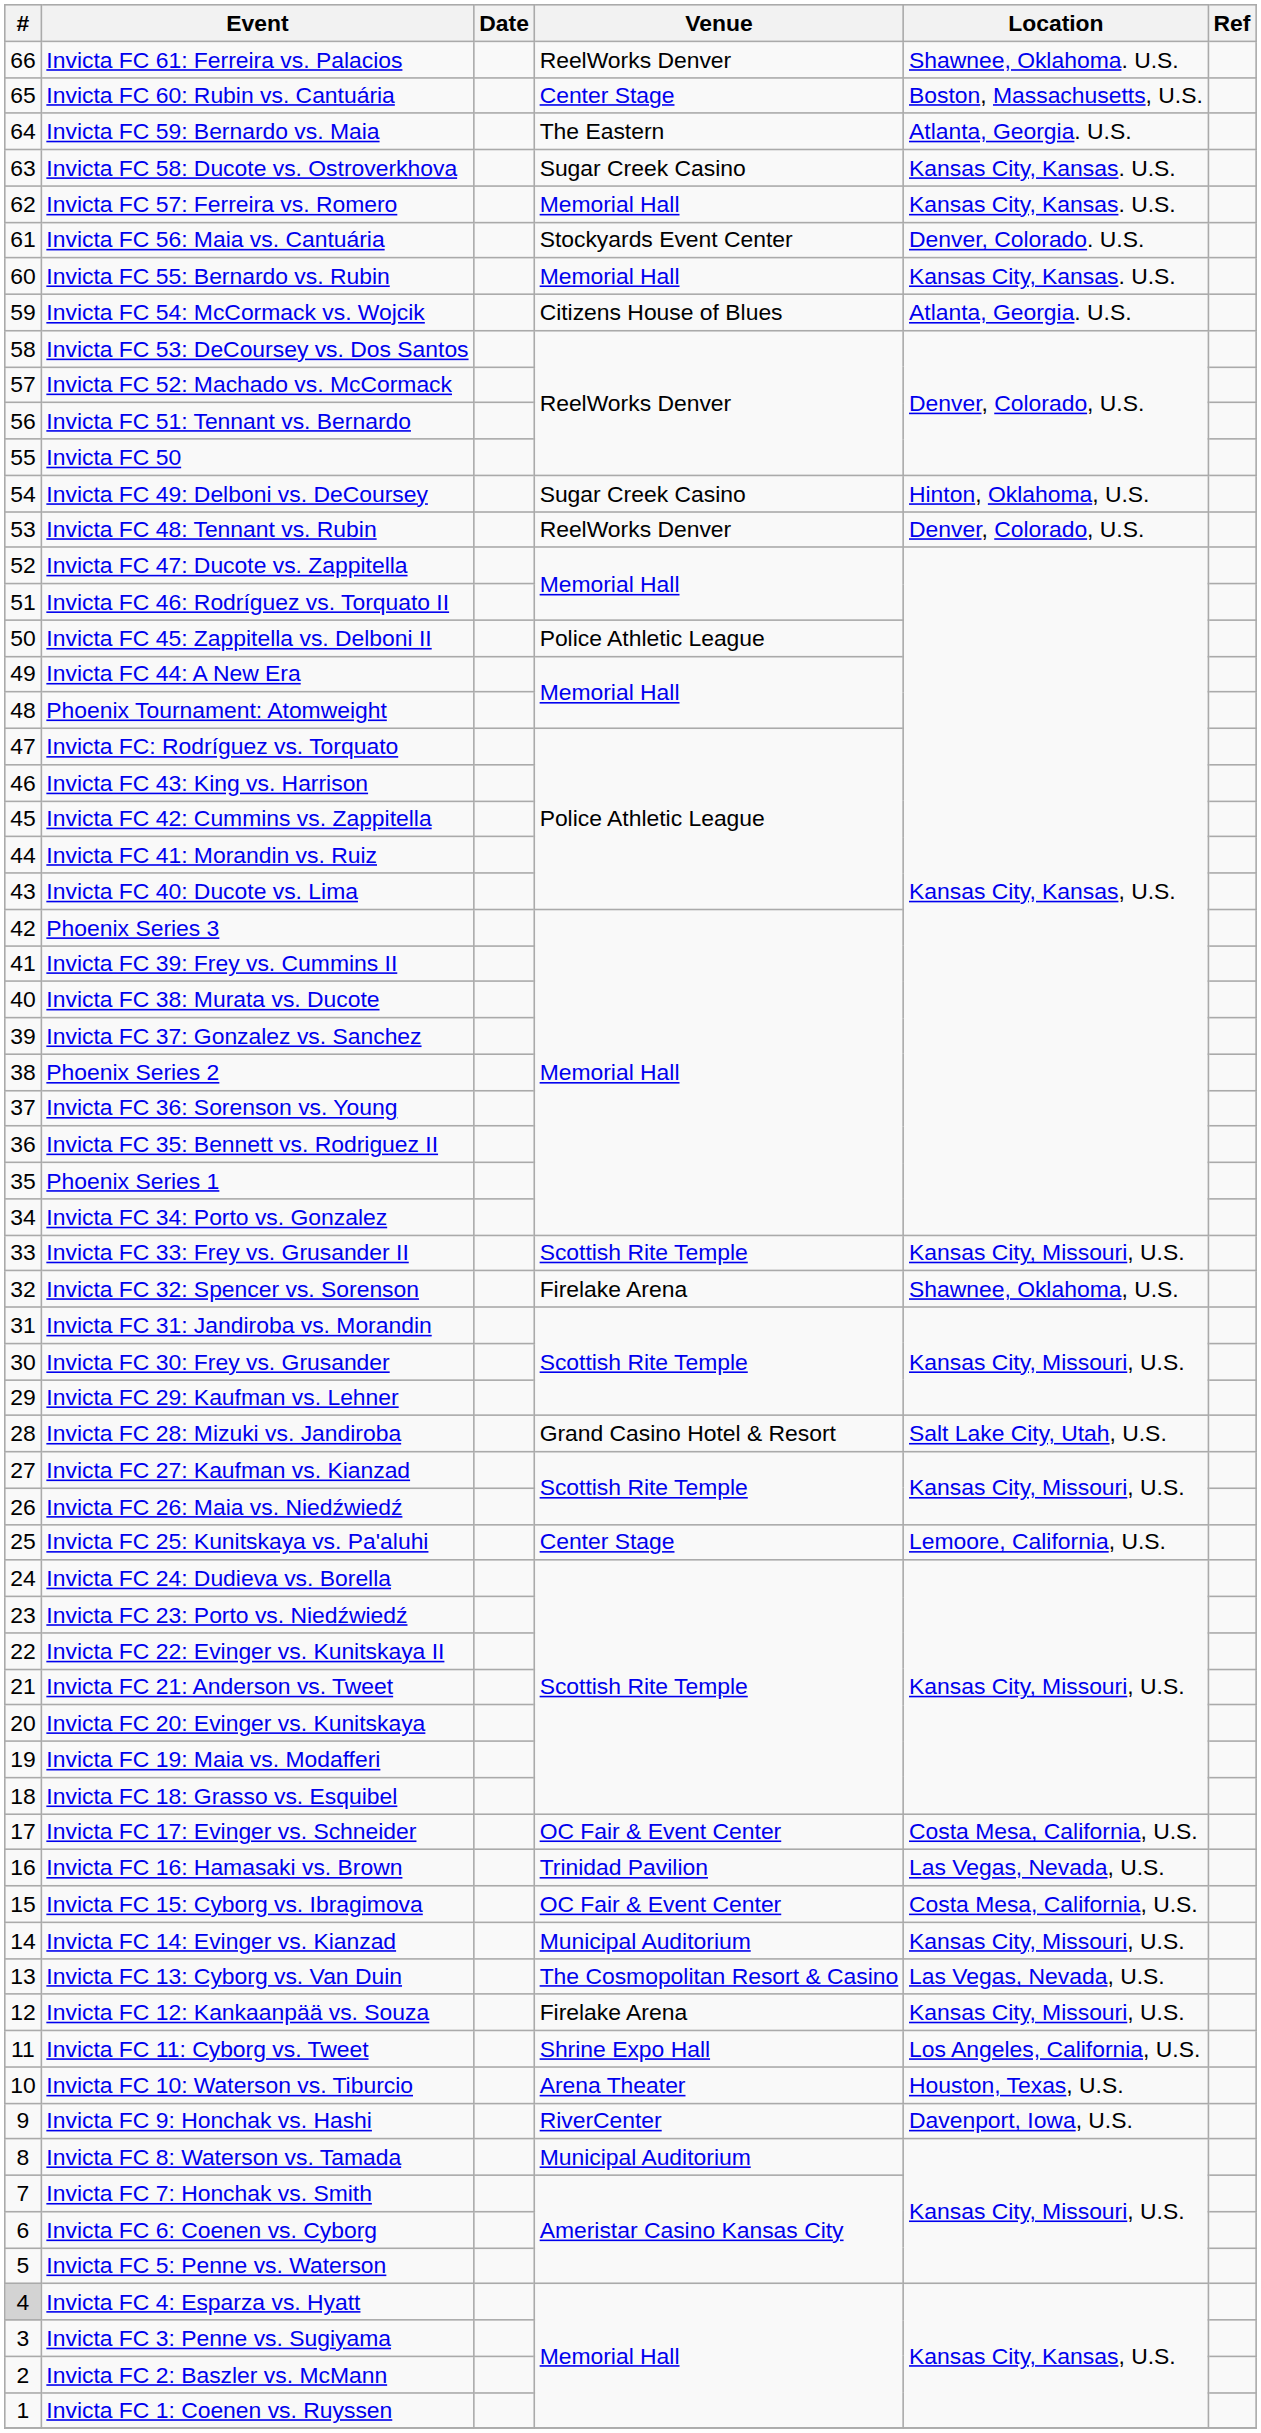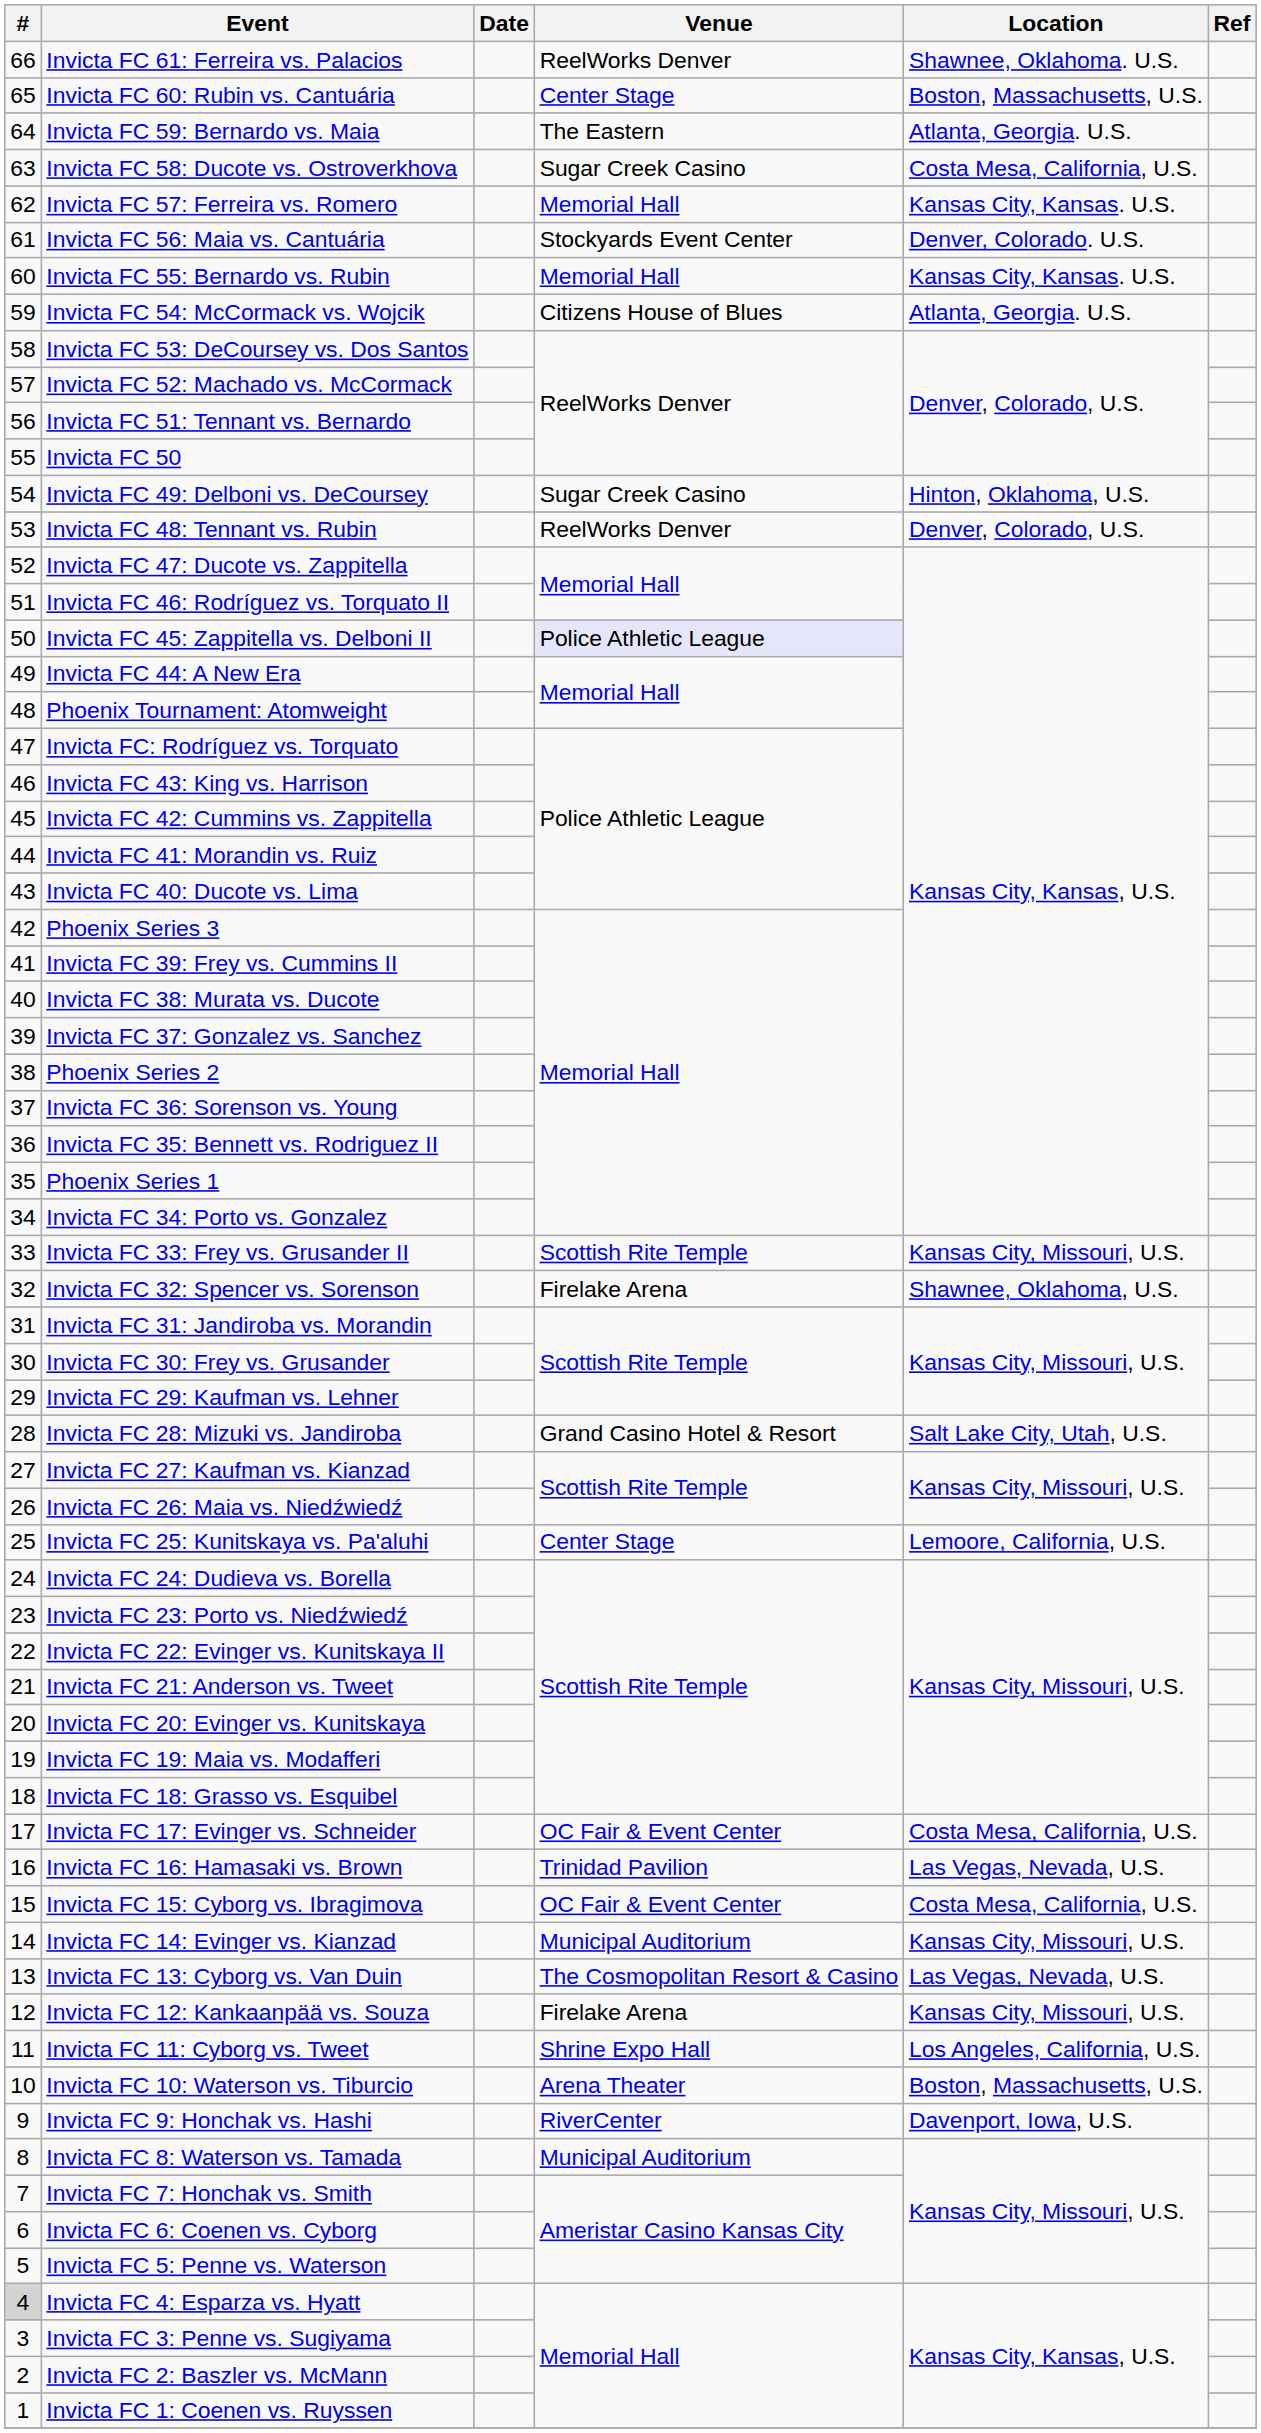(1042, 168) Kansas City, Kansas. U.S. -> (1053, 168) Costa Mesa, California, U.S.
(652, 638) no background -> (652, 638) lavender background
(1016, 2085) Houston, Texas, U.S. -> (1056, 2085) Boston, Massachusetts, U.S.
